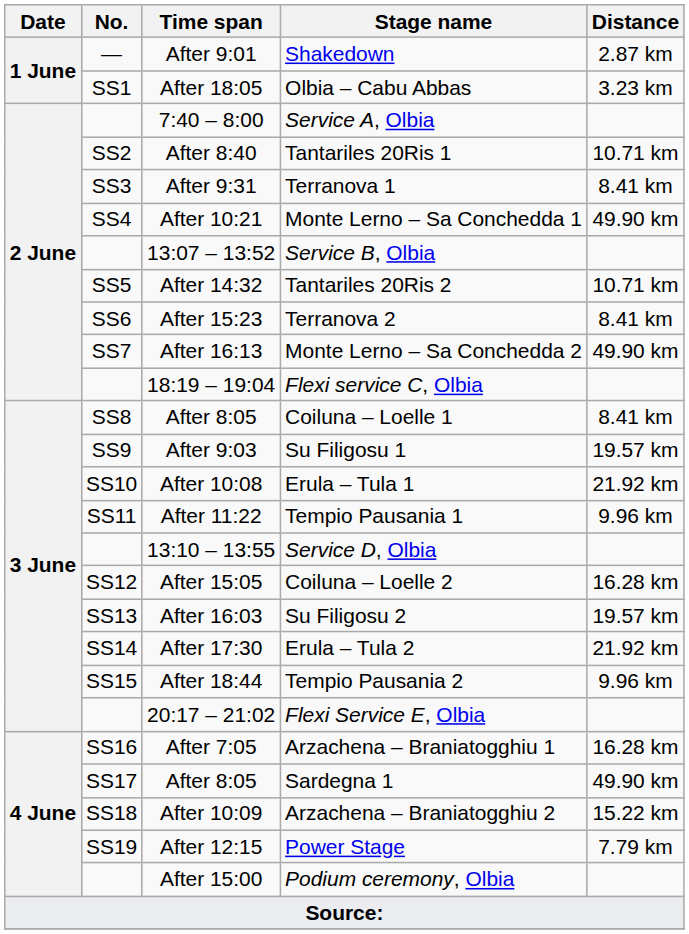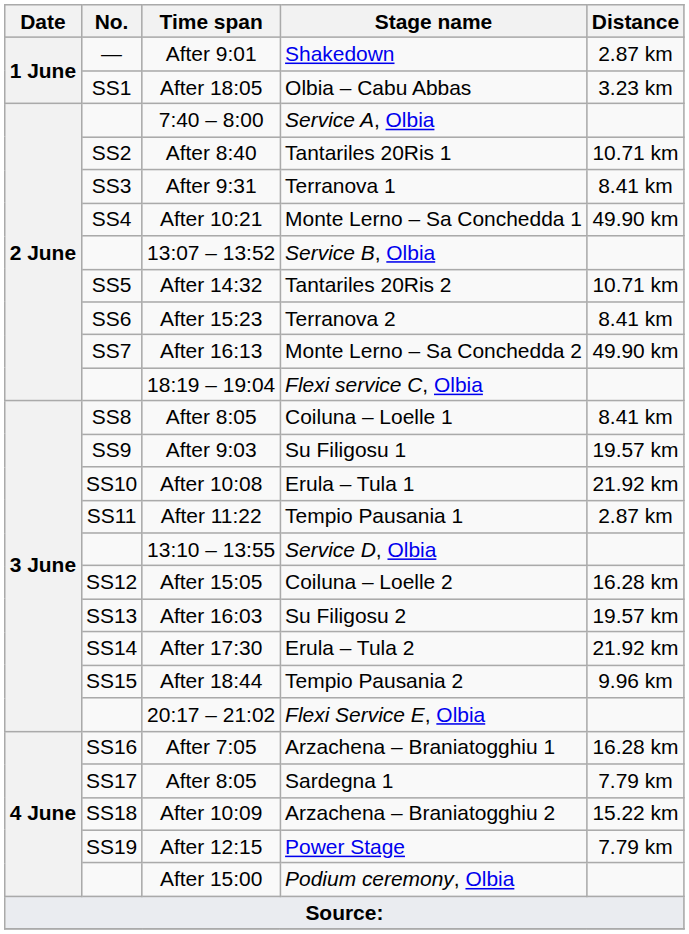(635, 516) 9.96 km -> (635, 516) 2.87 km
(635, 780) 49.90 km -> (635, 780) 7.79 km
